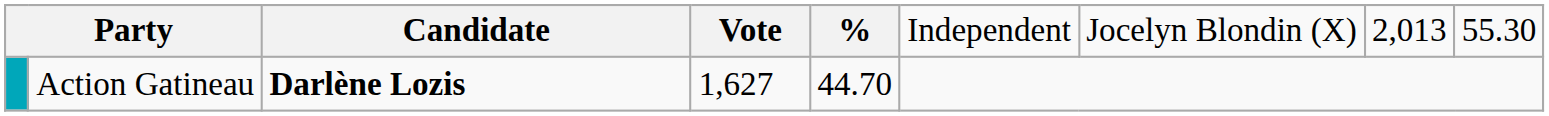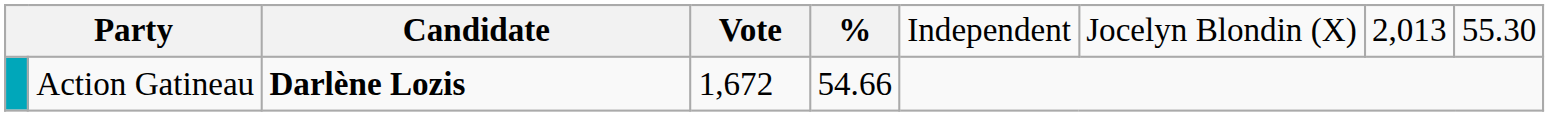(736, 83) 1,627 -> (736, 83) 1,672
(855, 83) 44.70 -> (855, 83) 54.66
